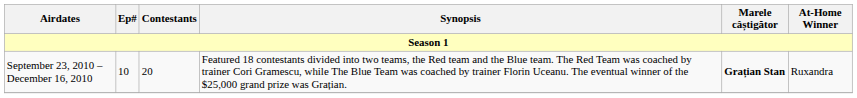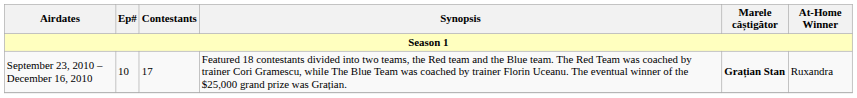(147, 72) 20 -> (147, 72) 17
